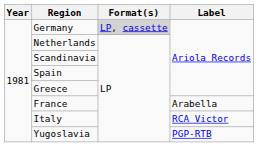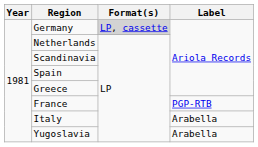(195, 104) Arabella -> (192, 104) PGP-RTB
(200, 119) RCA Victor -> (195, 119) Arabella
(192, 134) PGP-RTB -> (195, 134) Arabella
